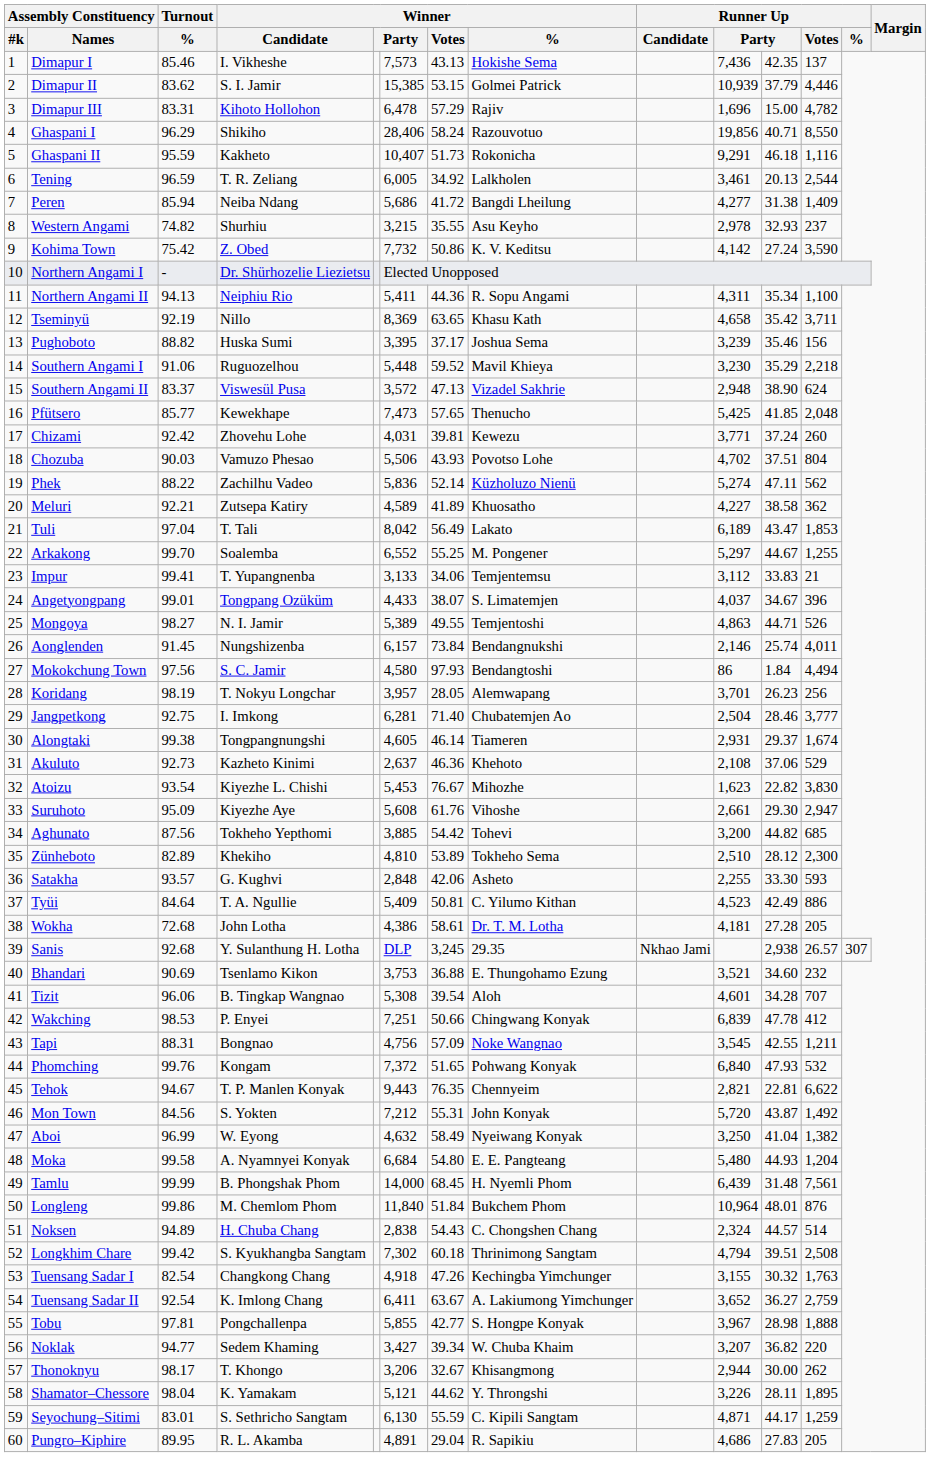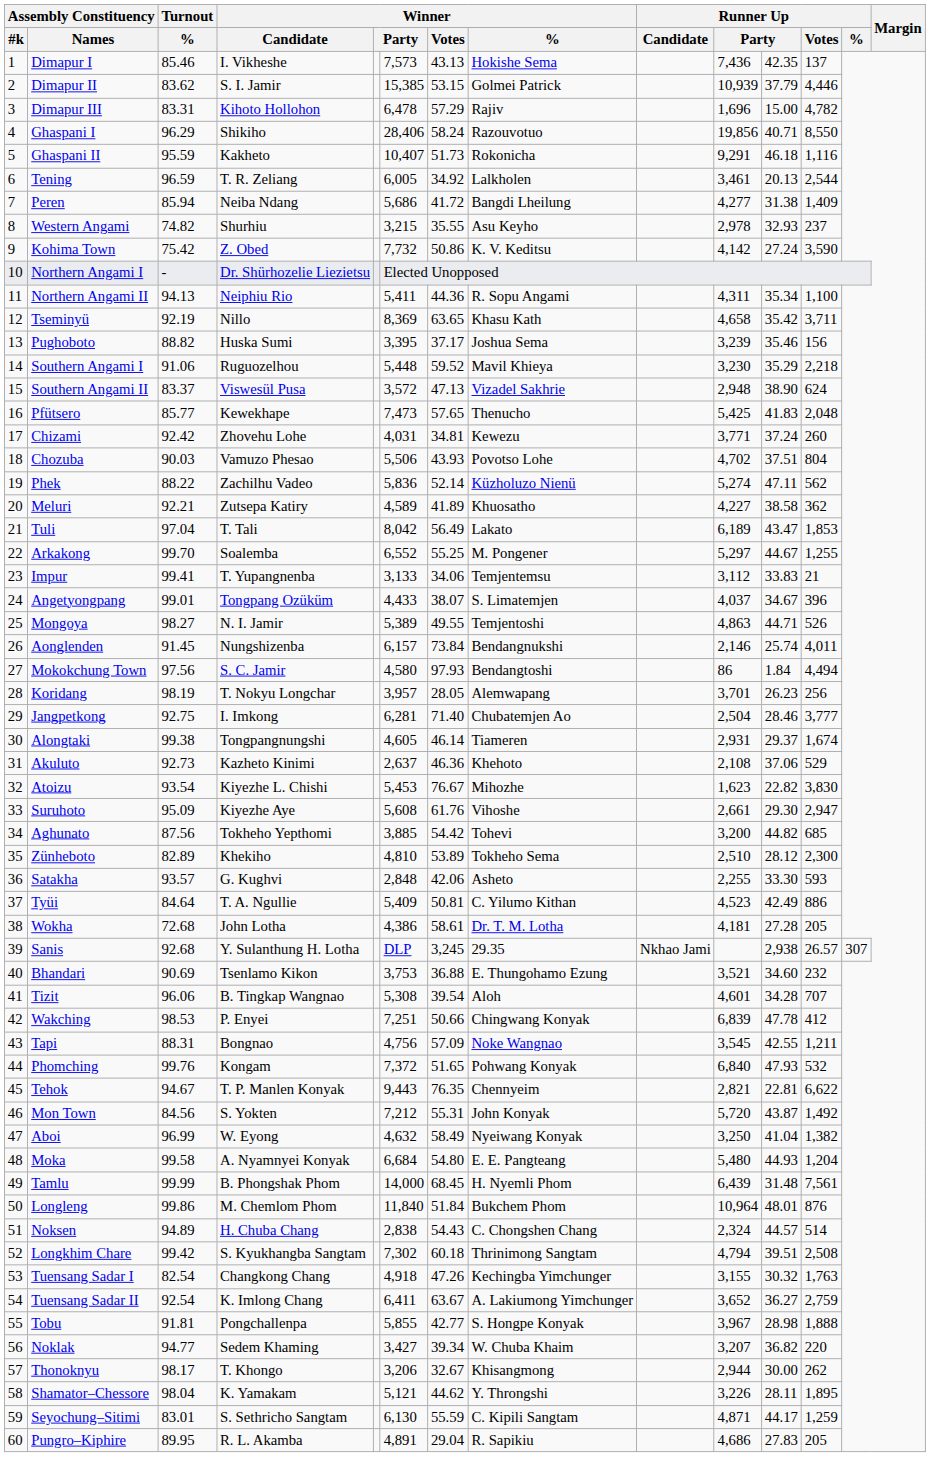(781, 413) 41.85 -> (781, 413) 41.83
(447, 436) 39.81 -> (447, 436) 34.81
(178, 1323) 97.81 -> (178, 1323) 91.81
